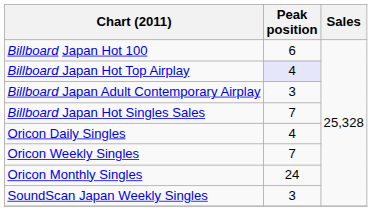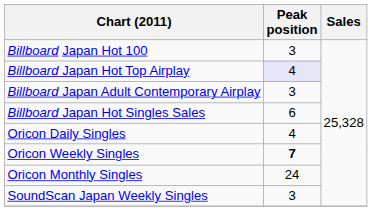(292, 50) 6 -> (292, 50) 3
(292, 112) 7 -> (292, 112) 6
(292, 154) normal -> (292, 154) bold
